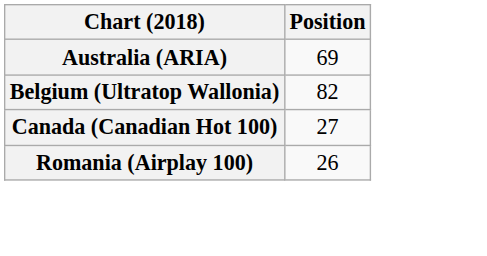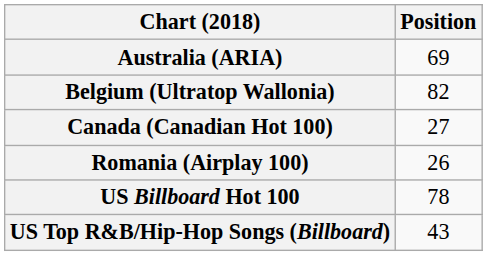+ row: (200, 197)
+ row: (200, 232)
